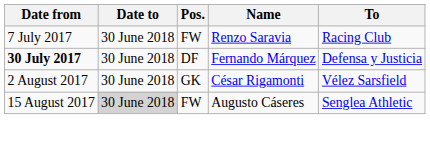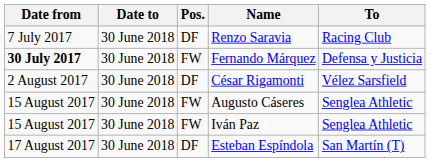(191, 37) FW -> (190, 37) DF
(190, 59) DF -> (191, 59) FW
(191, 80) GK -> (190, 80) DF
(138, 102) lightgrey background -> (138, 102) no background
+ row: (235, 124)
+ row: (262, 146)
